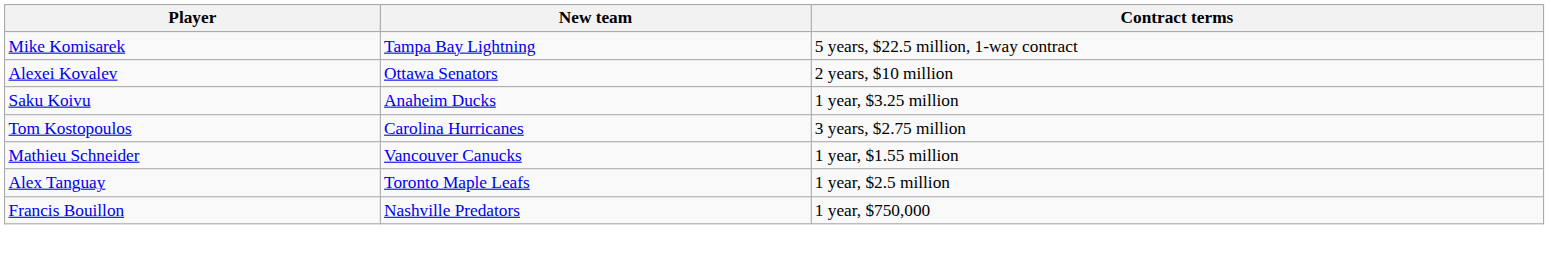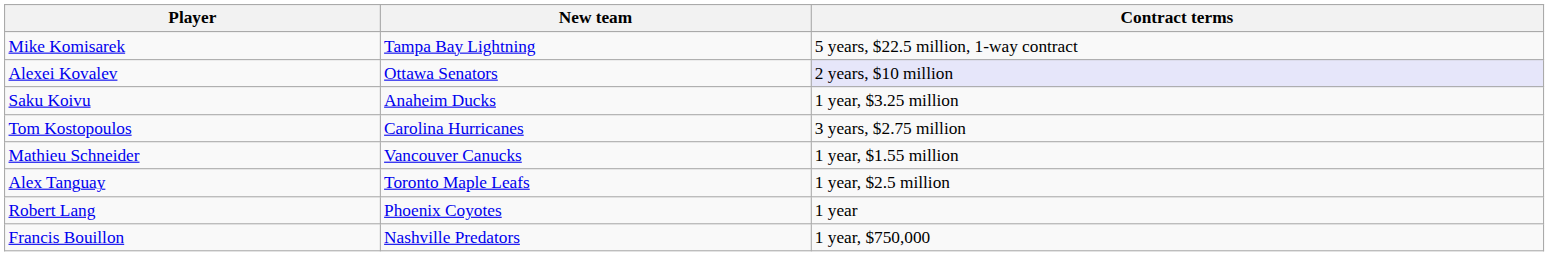(884, 73) no background -> (884, 73) lavender background
+ row: (52, 210)
